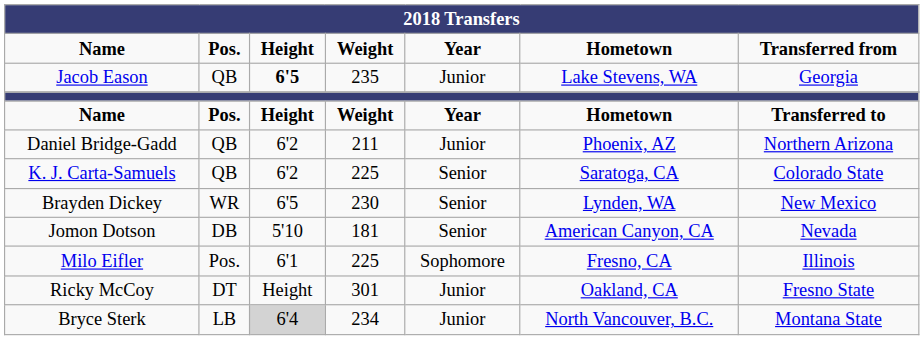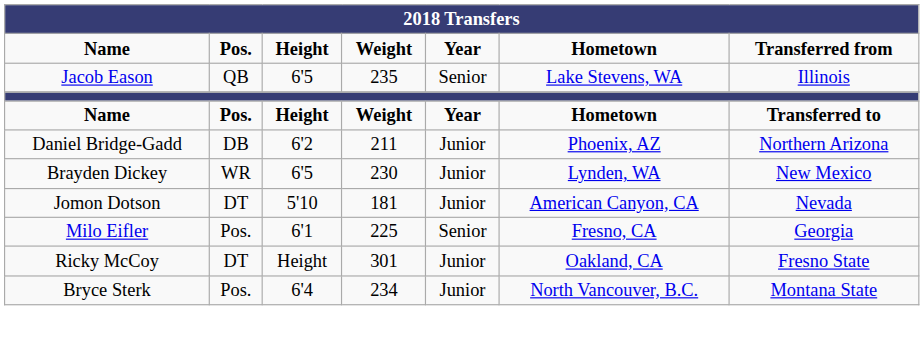(287, 77) bold -> (302, 77) normal
(462, 77) Junior -> (462, 77) Senior
(828, 77) Georgia -> (824, 77) Illinois
(224, 144) QB -> (236, 144) DB
- row: (102, 173)
(462, 202) Senior -> (462, 173) Junior
(224, 231) DB -> (236, 202) DT
(462, 231) Senior -> (462, 202) Junior
(462, 261) Sophomore -> (462, 231) Senior
(828, 261) Illinois -> (824, 231) Georgia
(224, 319) LB -> (236, 290) Pos.
(287, 319) lightgrey background -> (302, 290) no background
